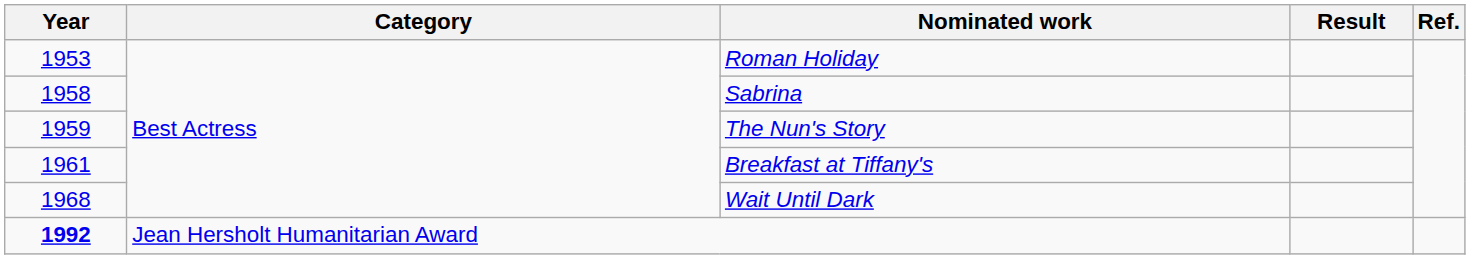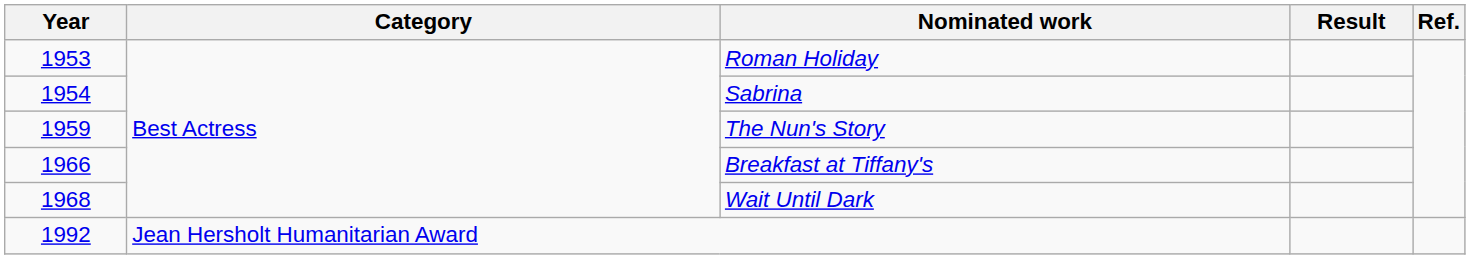(66, 93) 1958 -> (66, 93) 1954
(66, 164) 1961 -> (66, 164) 1966
(66, 235) bold -> (66, 235) normal
